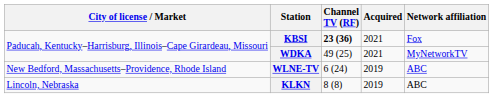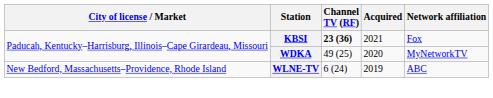(373, 54) 2021 -> (373, 54) 2020
- row: (296, 85)
